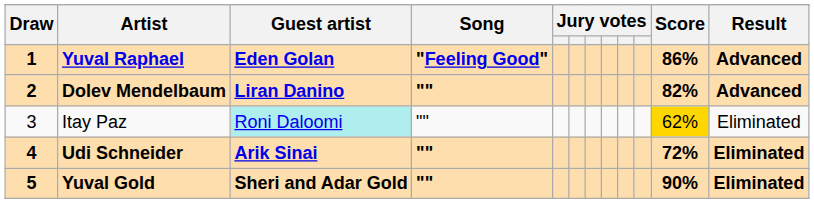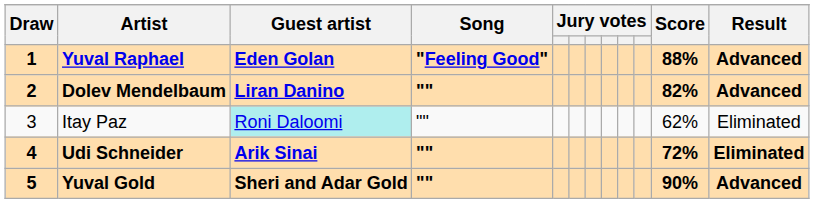(680, 60) 86% -> (680, 60) 88%
(680, 122) gold background -> (680, 122) no background
(759, 184) Eliminated -> (759, 184) Advanced
